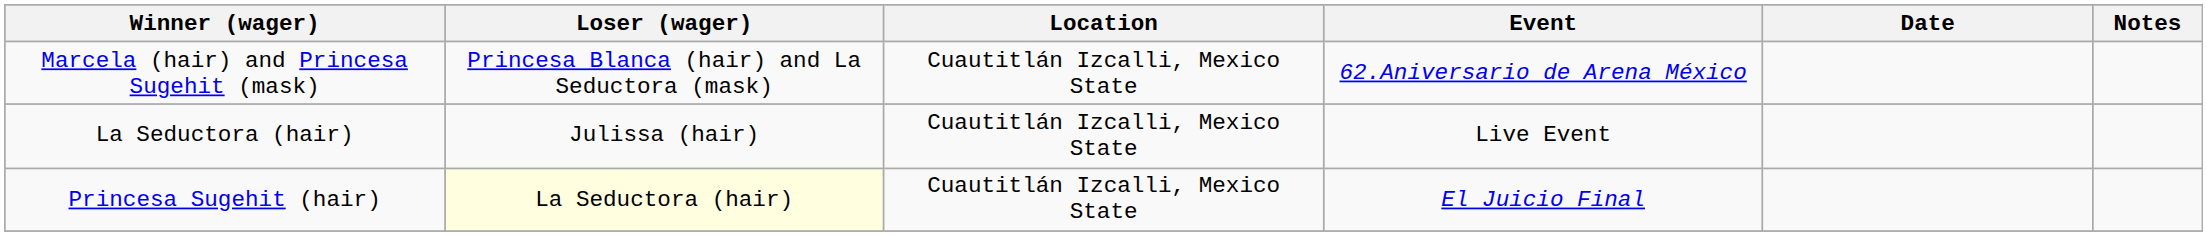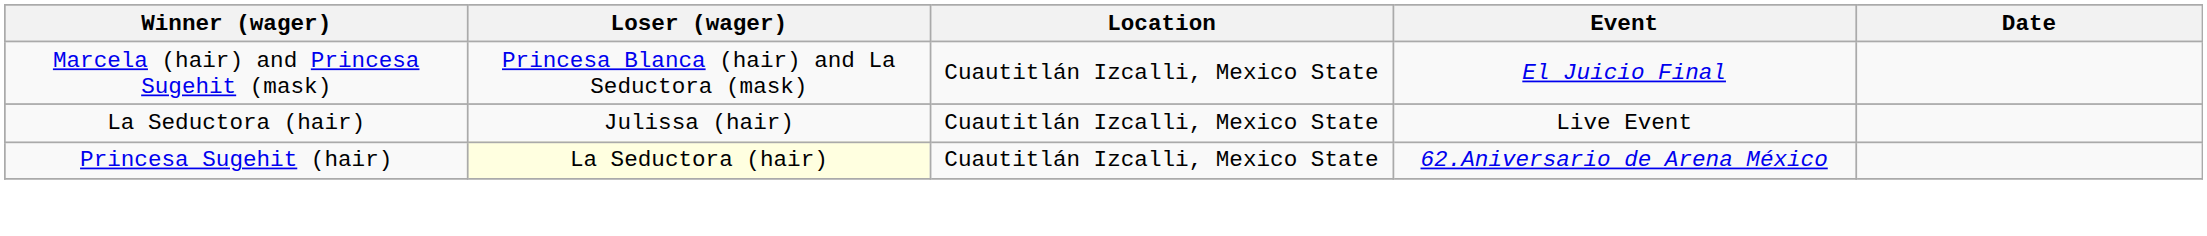- column: (2148, 23)
(1543, 73) 62.Aniversario de Arena México -> (1624, 73) El Juicio Final
(1543, 199) El Juicio Final -> (1624, 160) 62.Aniversario de Arena México
